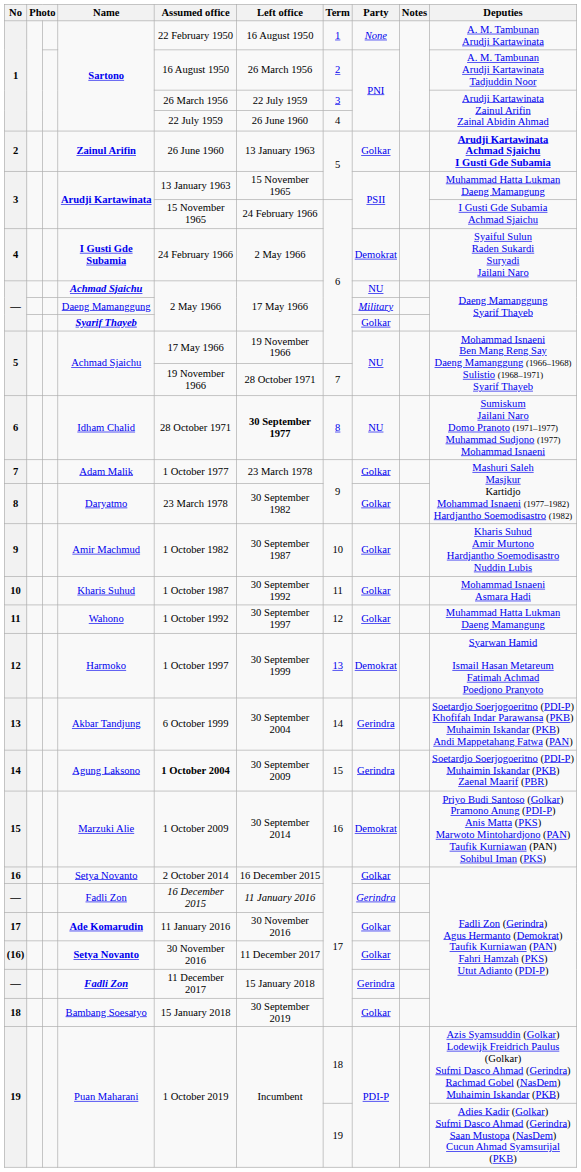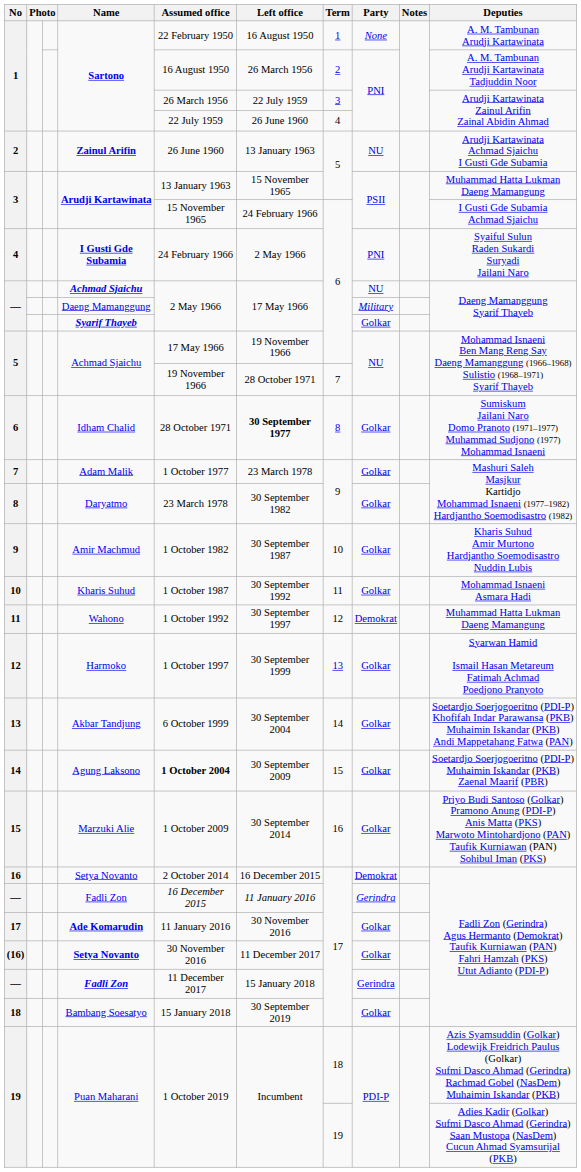(376, 151) Golkar -> (376, 151) NU
(503, 151) bold -> (503, 151) normal
(376, 254) Demokrat -> (376, 254) PNI
(376, 427) NU -> (376, 427) Golkar
(376, 619) Golkar -> (376, 619) Demokrat
(376, 665) Demokrat -> (376, 665) Golkar
(376, 724) Gerindra -> (376, 724) Golkar
(376, 770) Gerindra -> (376, 770) Golkar
(376, 828) Demokrat -> (376, 828) Golkar
(376, 875) Golkar -> (376, 875) Demokrat
